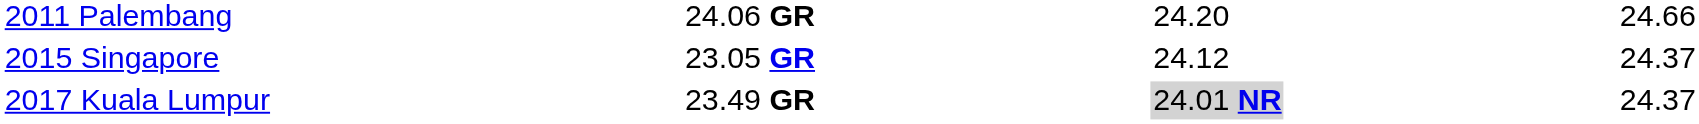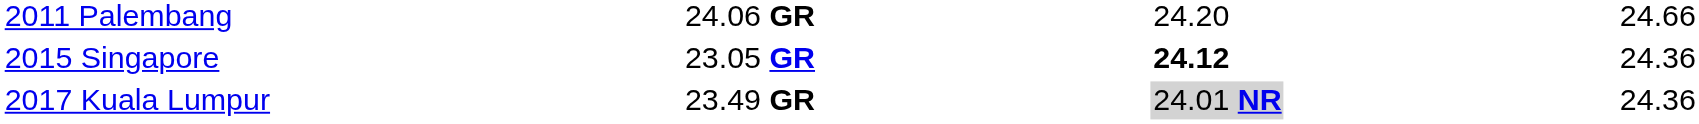(1191, 58) normal -> (1191, 58) bold
(1658, 58) 24.37 -> (1658, 58) 24.36
(1658, 99) 24.37 -> (1658, 99) 24.36
